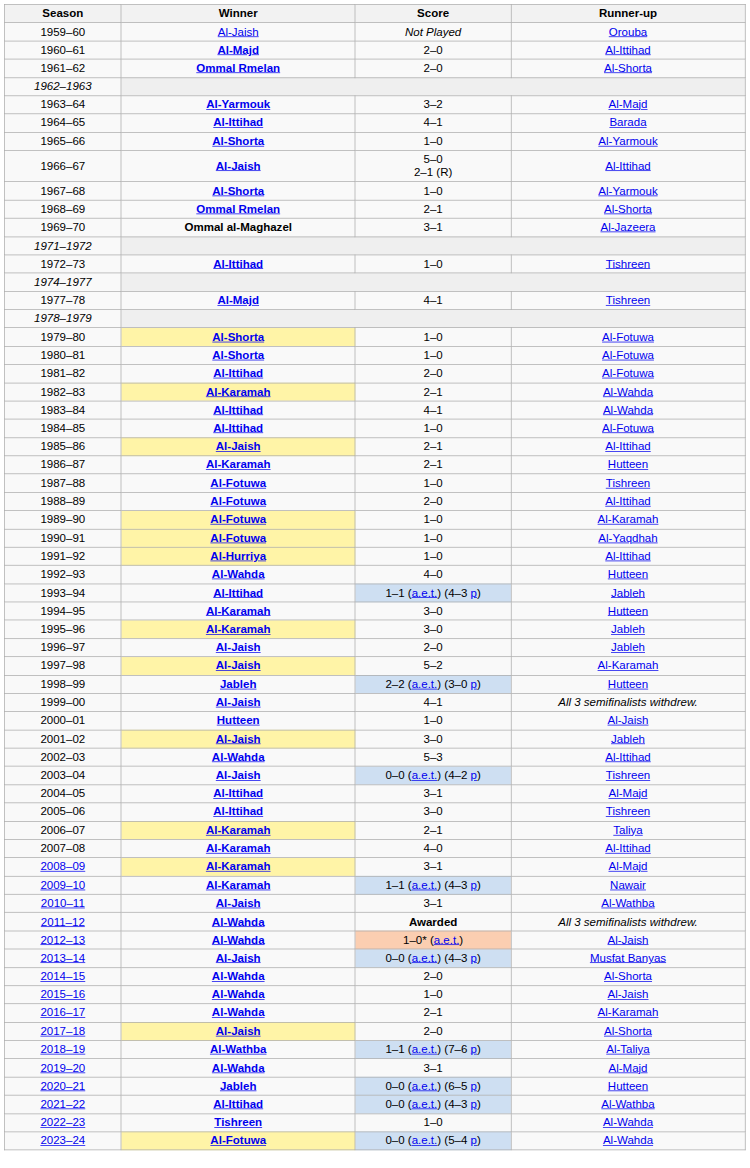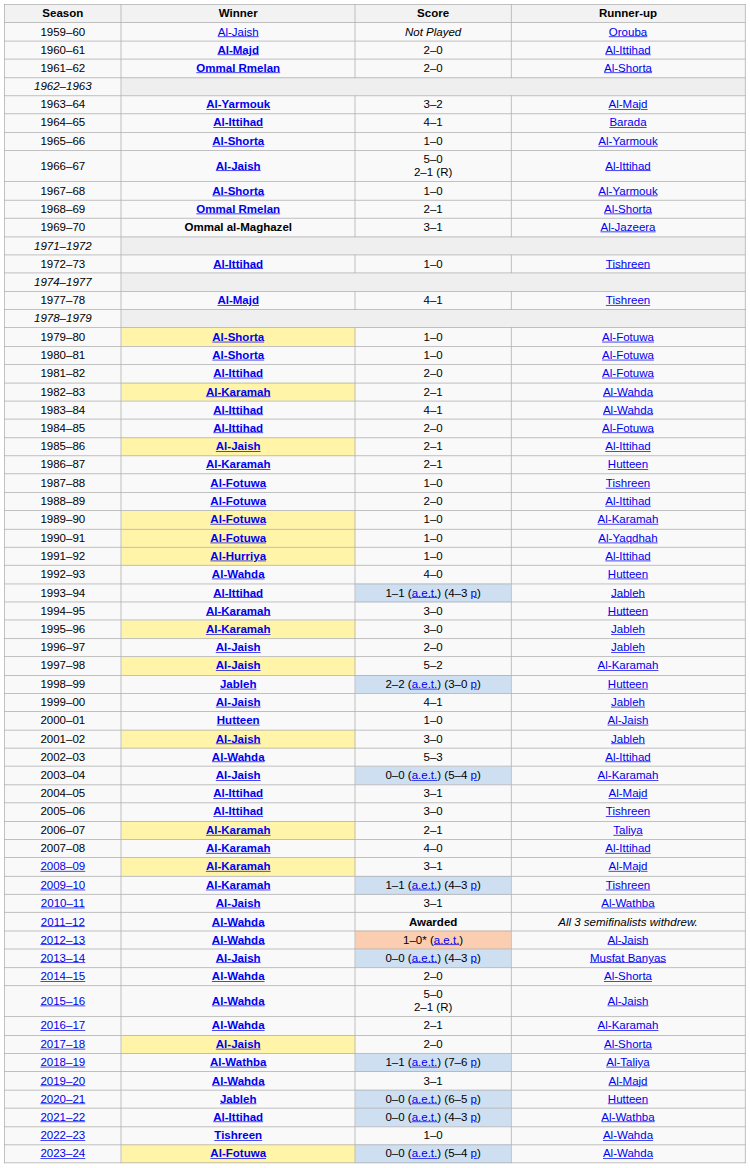(433, 428) 1–0 -> (433, 428) 2–0
(628, 702) All 3 semifinalists withdrew. -> (628, 702) Jableh
(433, 775) 0–0 (a.e.t.) (4–2 p) -> (433, 775) 0–0 (a.e.t.) (5–4 p)
(628, 775) Tishreen -> (628, 775) Al-Karamah
(628, 885) Nawair -> (628, 885) Tishreen
(433, 994) 1–0 -> (433, 1001) 5–0 2–1 (R)
